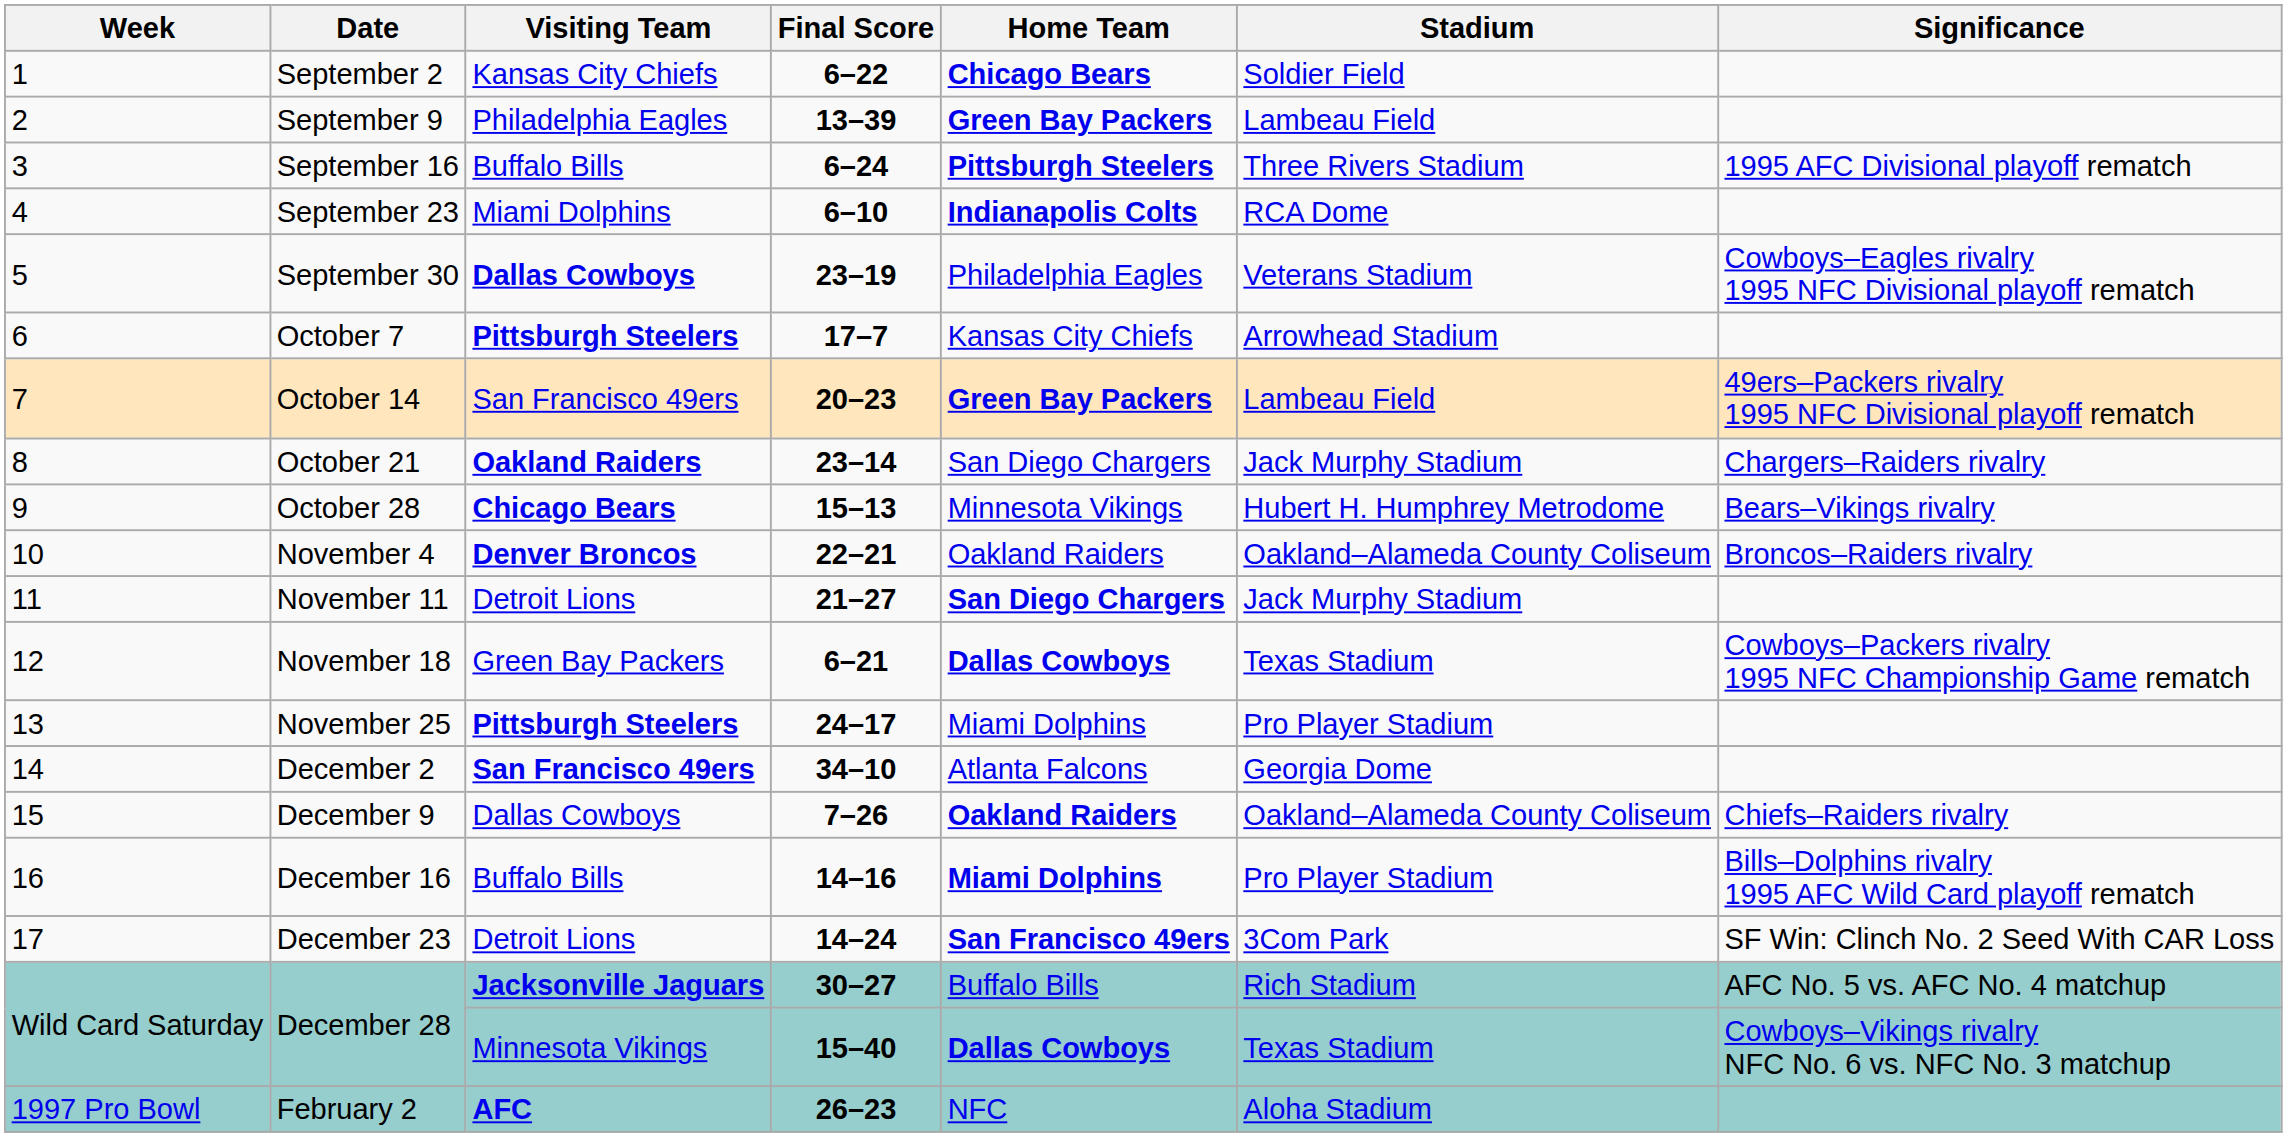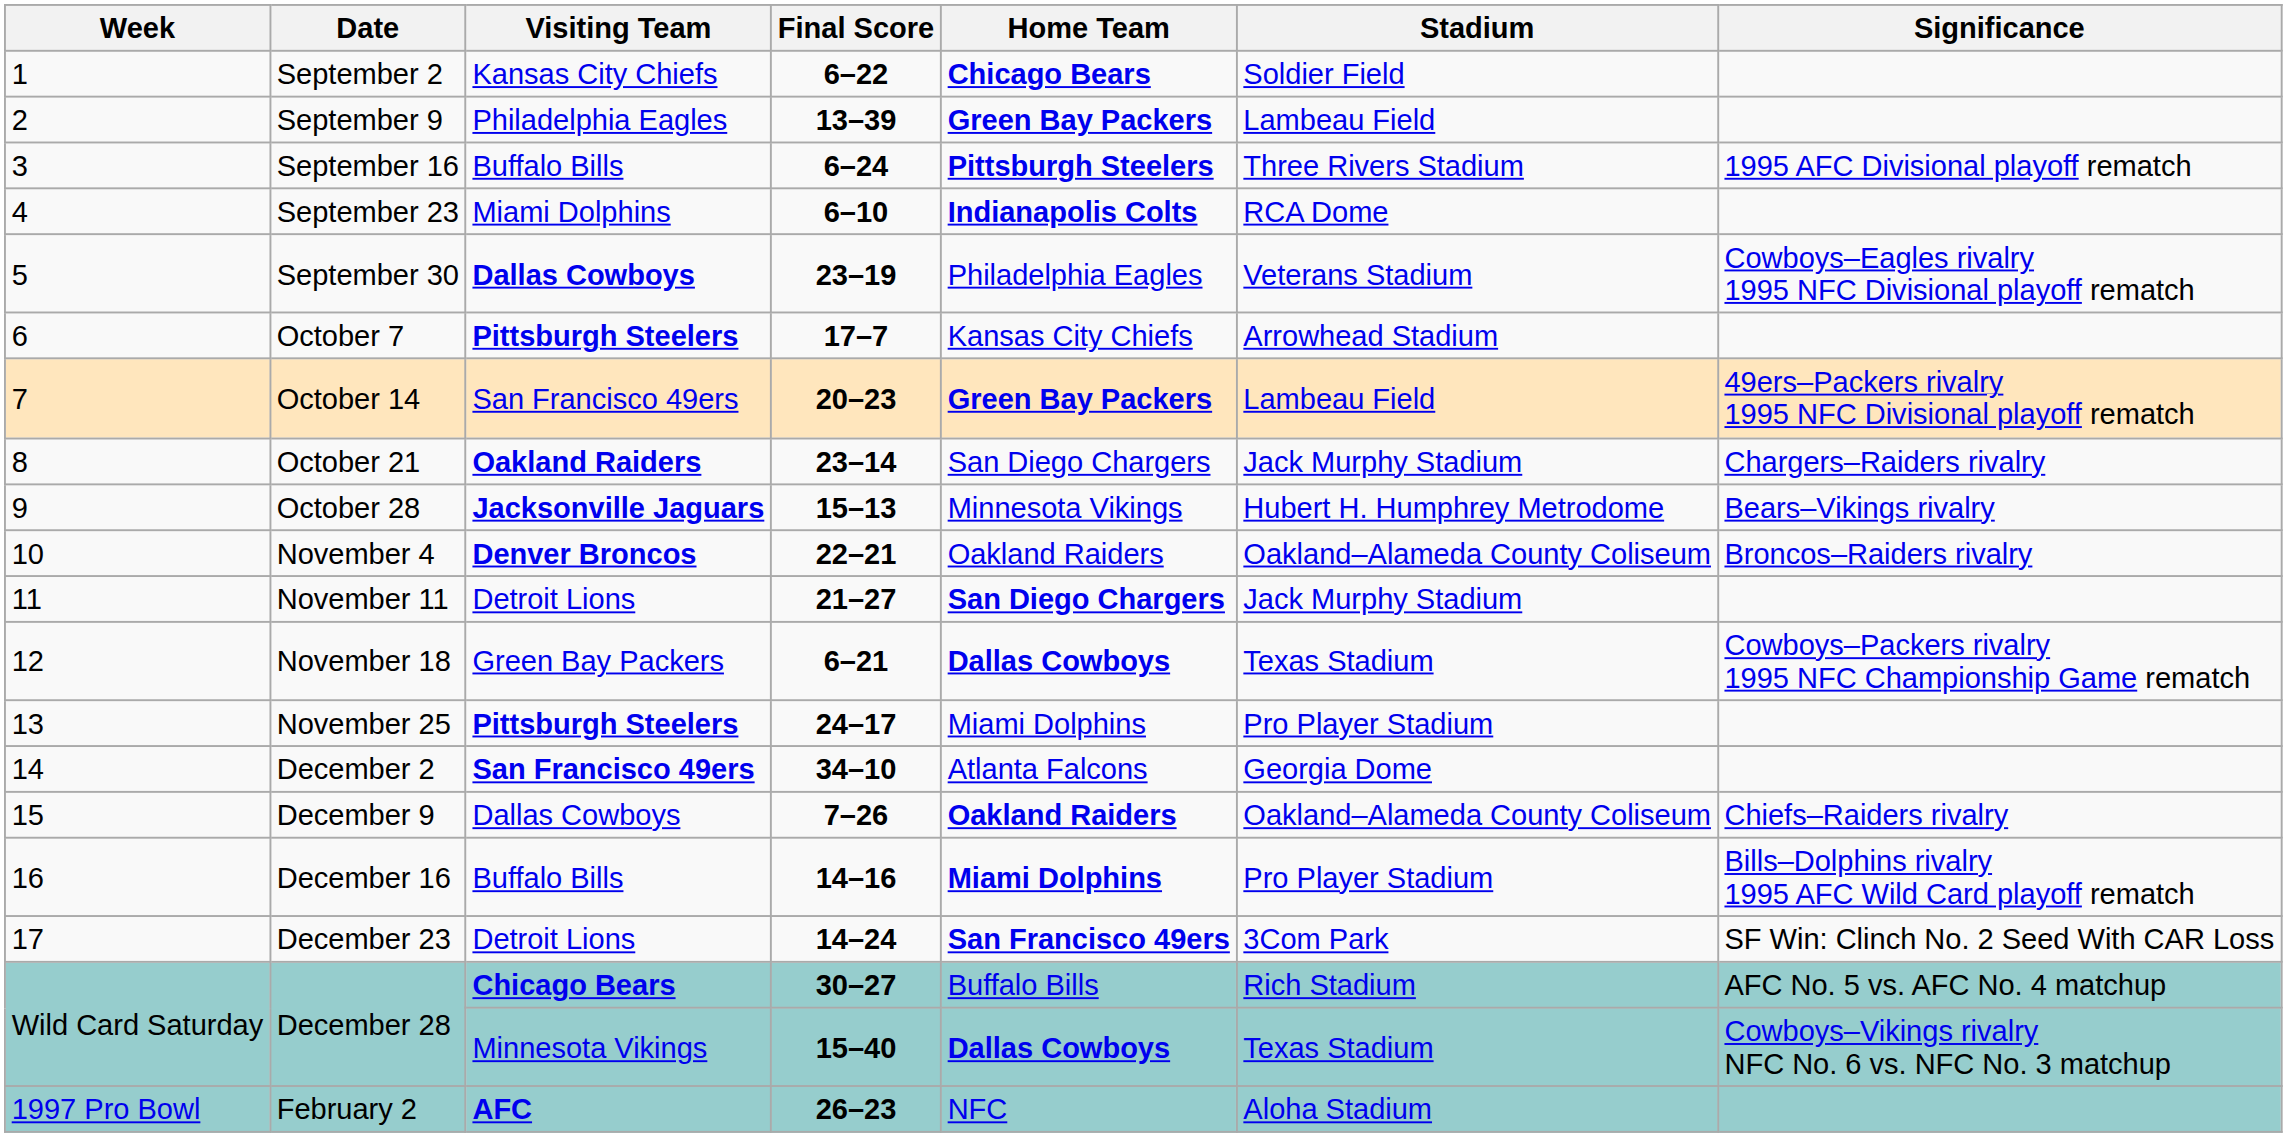(574, 507) Chicago Bears -> (618, 507) Jacksonville Jaguars
(618, 985) Jacksonville Jaguars -> (574, 985) Chicago Bears
